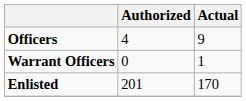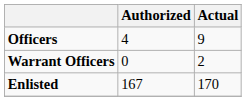(201, 61) 1 -> (201, 61) 2
(132, 84) 201 -> (132, 84) 167
